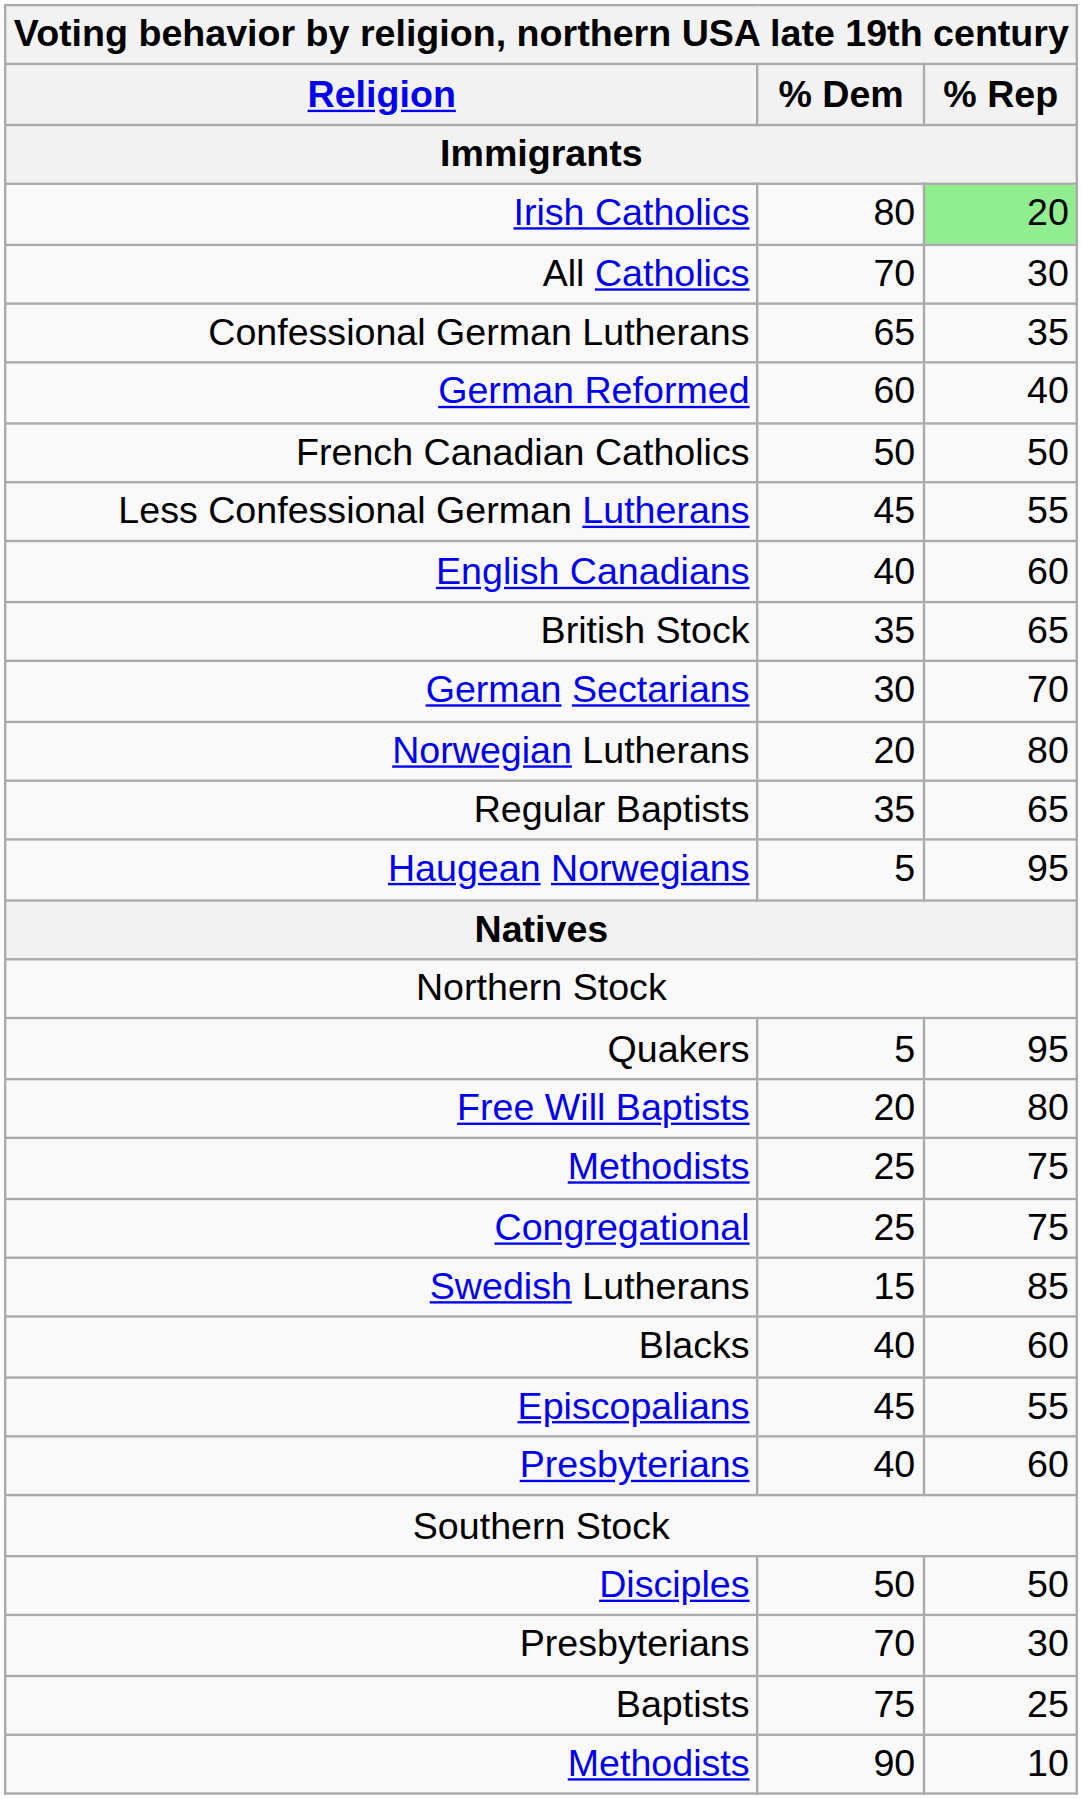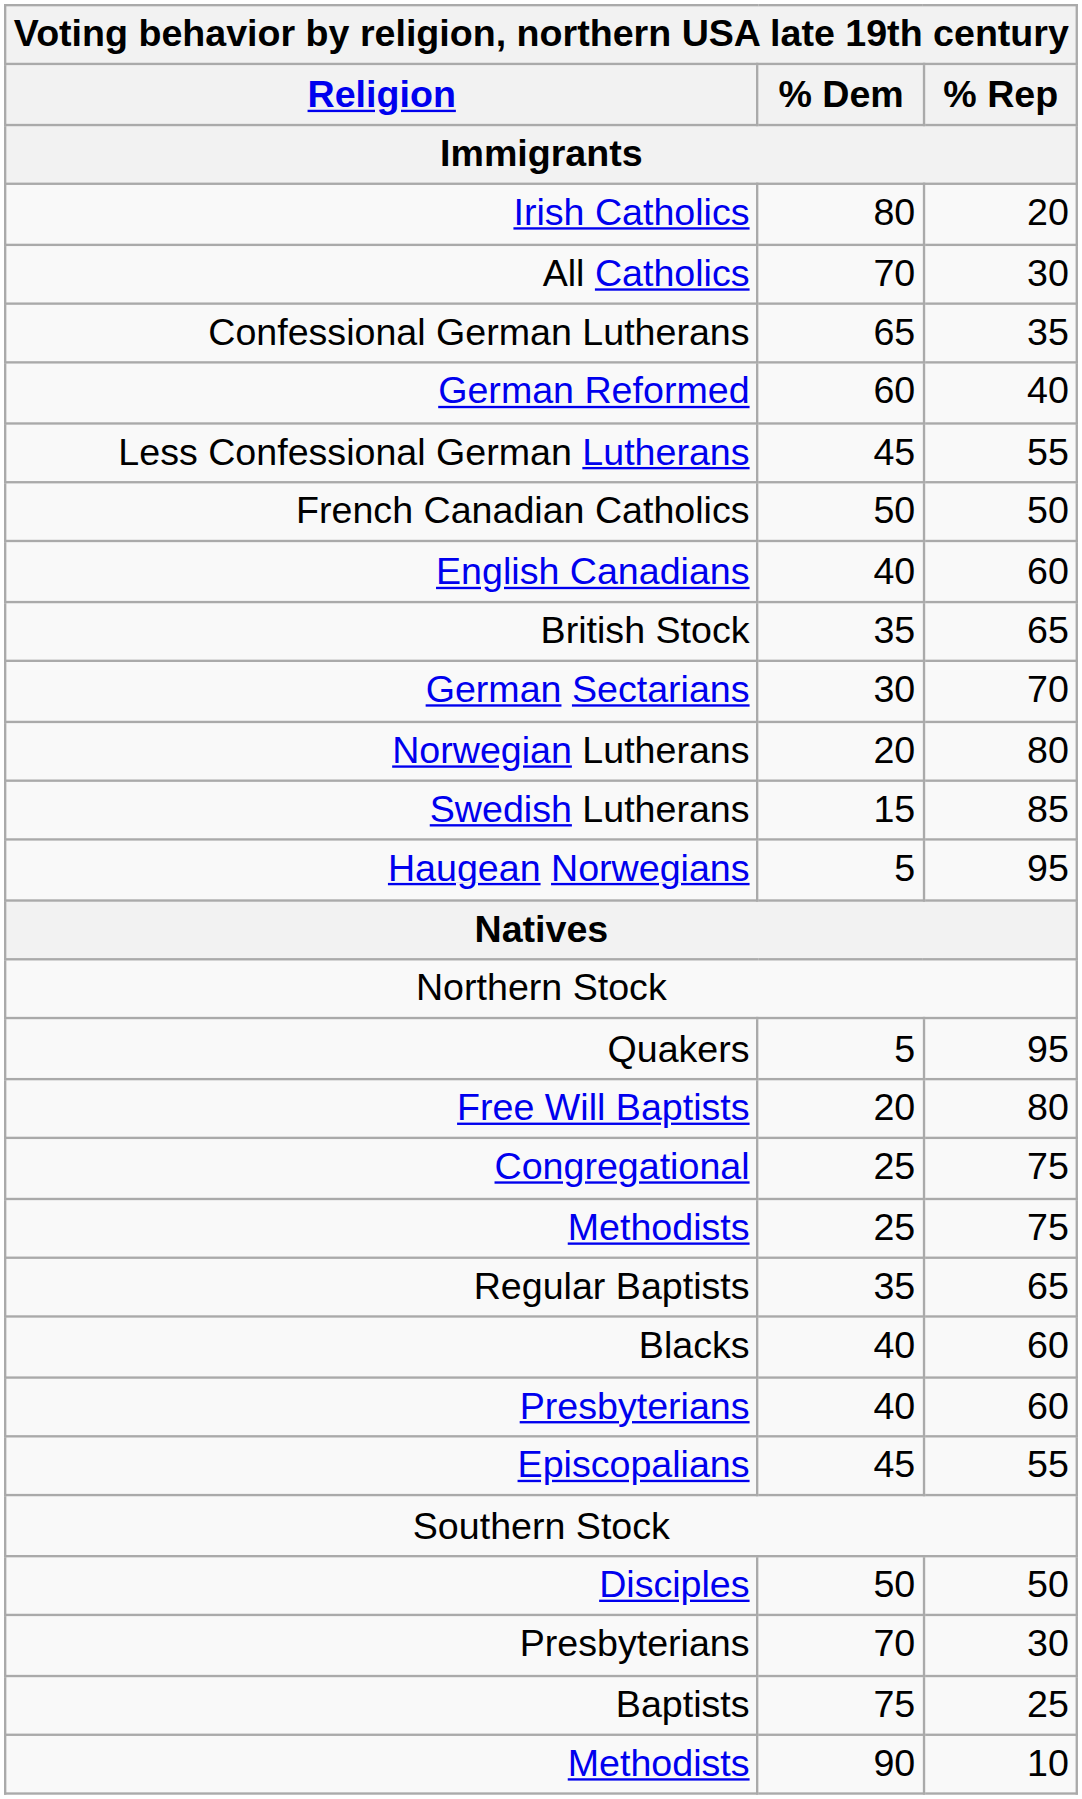(1048, 213) lightgreen background -> (1048, 213) no background
rows swapped: (523, 451) <-> (434, 511)
rows swapped: (590, 1286) <-> (612, 809)
rows swapped: (622, 1226) <-> (659, 1167)
rows swapped: (635, 1465) <-> (634, 1405)
